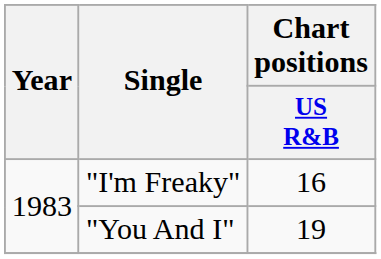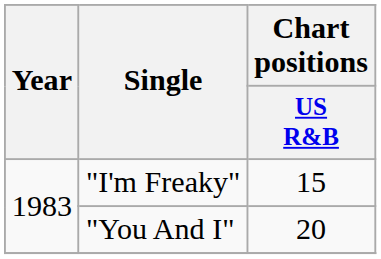(311, 181) 16 -> (311, 181) 15
(311, 229) 19 -> (311, 229) 20
